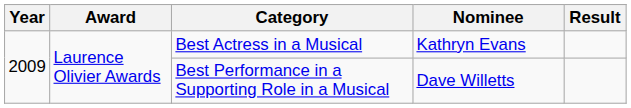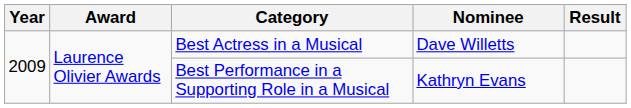(471, 44) Kathryn Evans -> (465, 44) Dave Willetts
(465, 80) Dave Willetts -> (471, 80) Kathryn Evans
